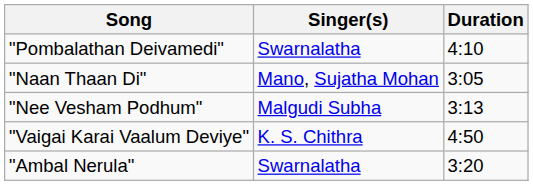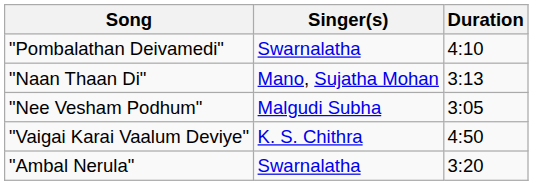(466, 78) 3:05 -> (466, 78) 3:13
(466, 108) 3:13 -> (466, 108) 3:05
